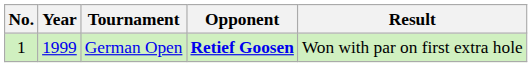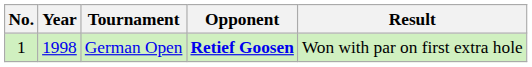(59, 47) 1999 -> (59, 47) 1998
